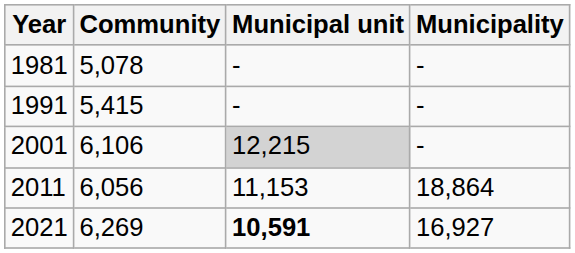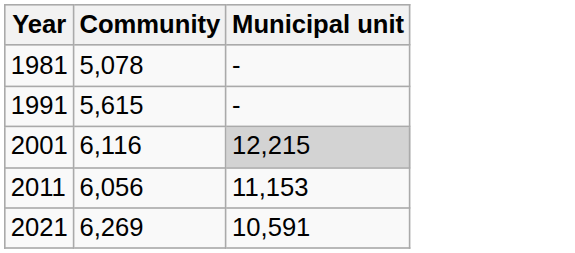- column: (490, 24)
(111, 106) 5,415 -> (111, 106) 5,615
(111, 146) 6,106 -> (111, 146) 6,116
(271, 227) bold -> (271, 227) normal
